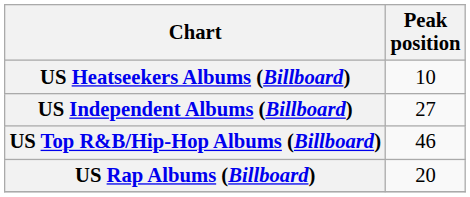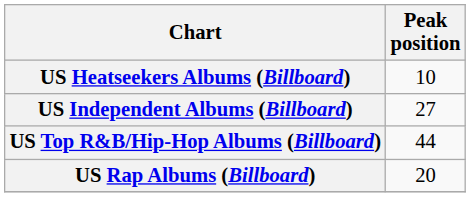(426, 142) 46 -> (426, 142) 44
